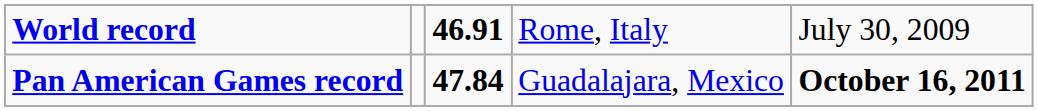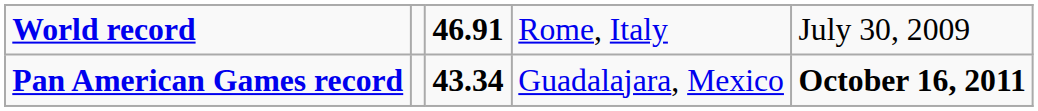(468, 79) 47.84 -> (468, 79) 43.34
